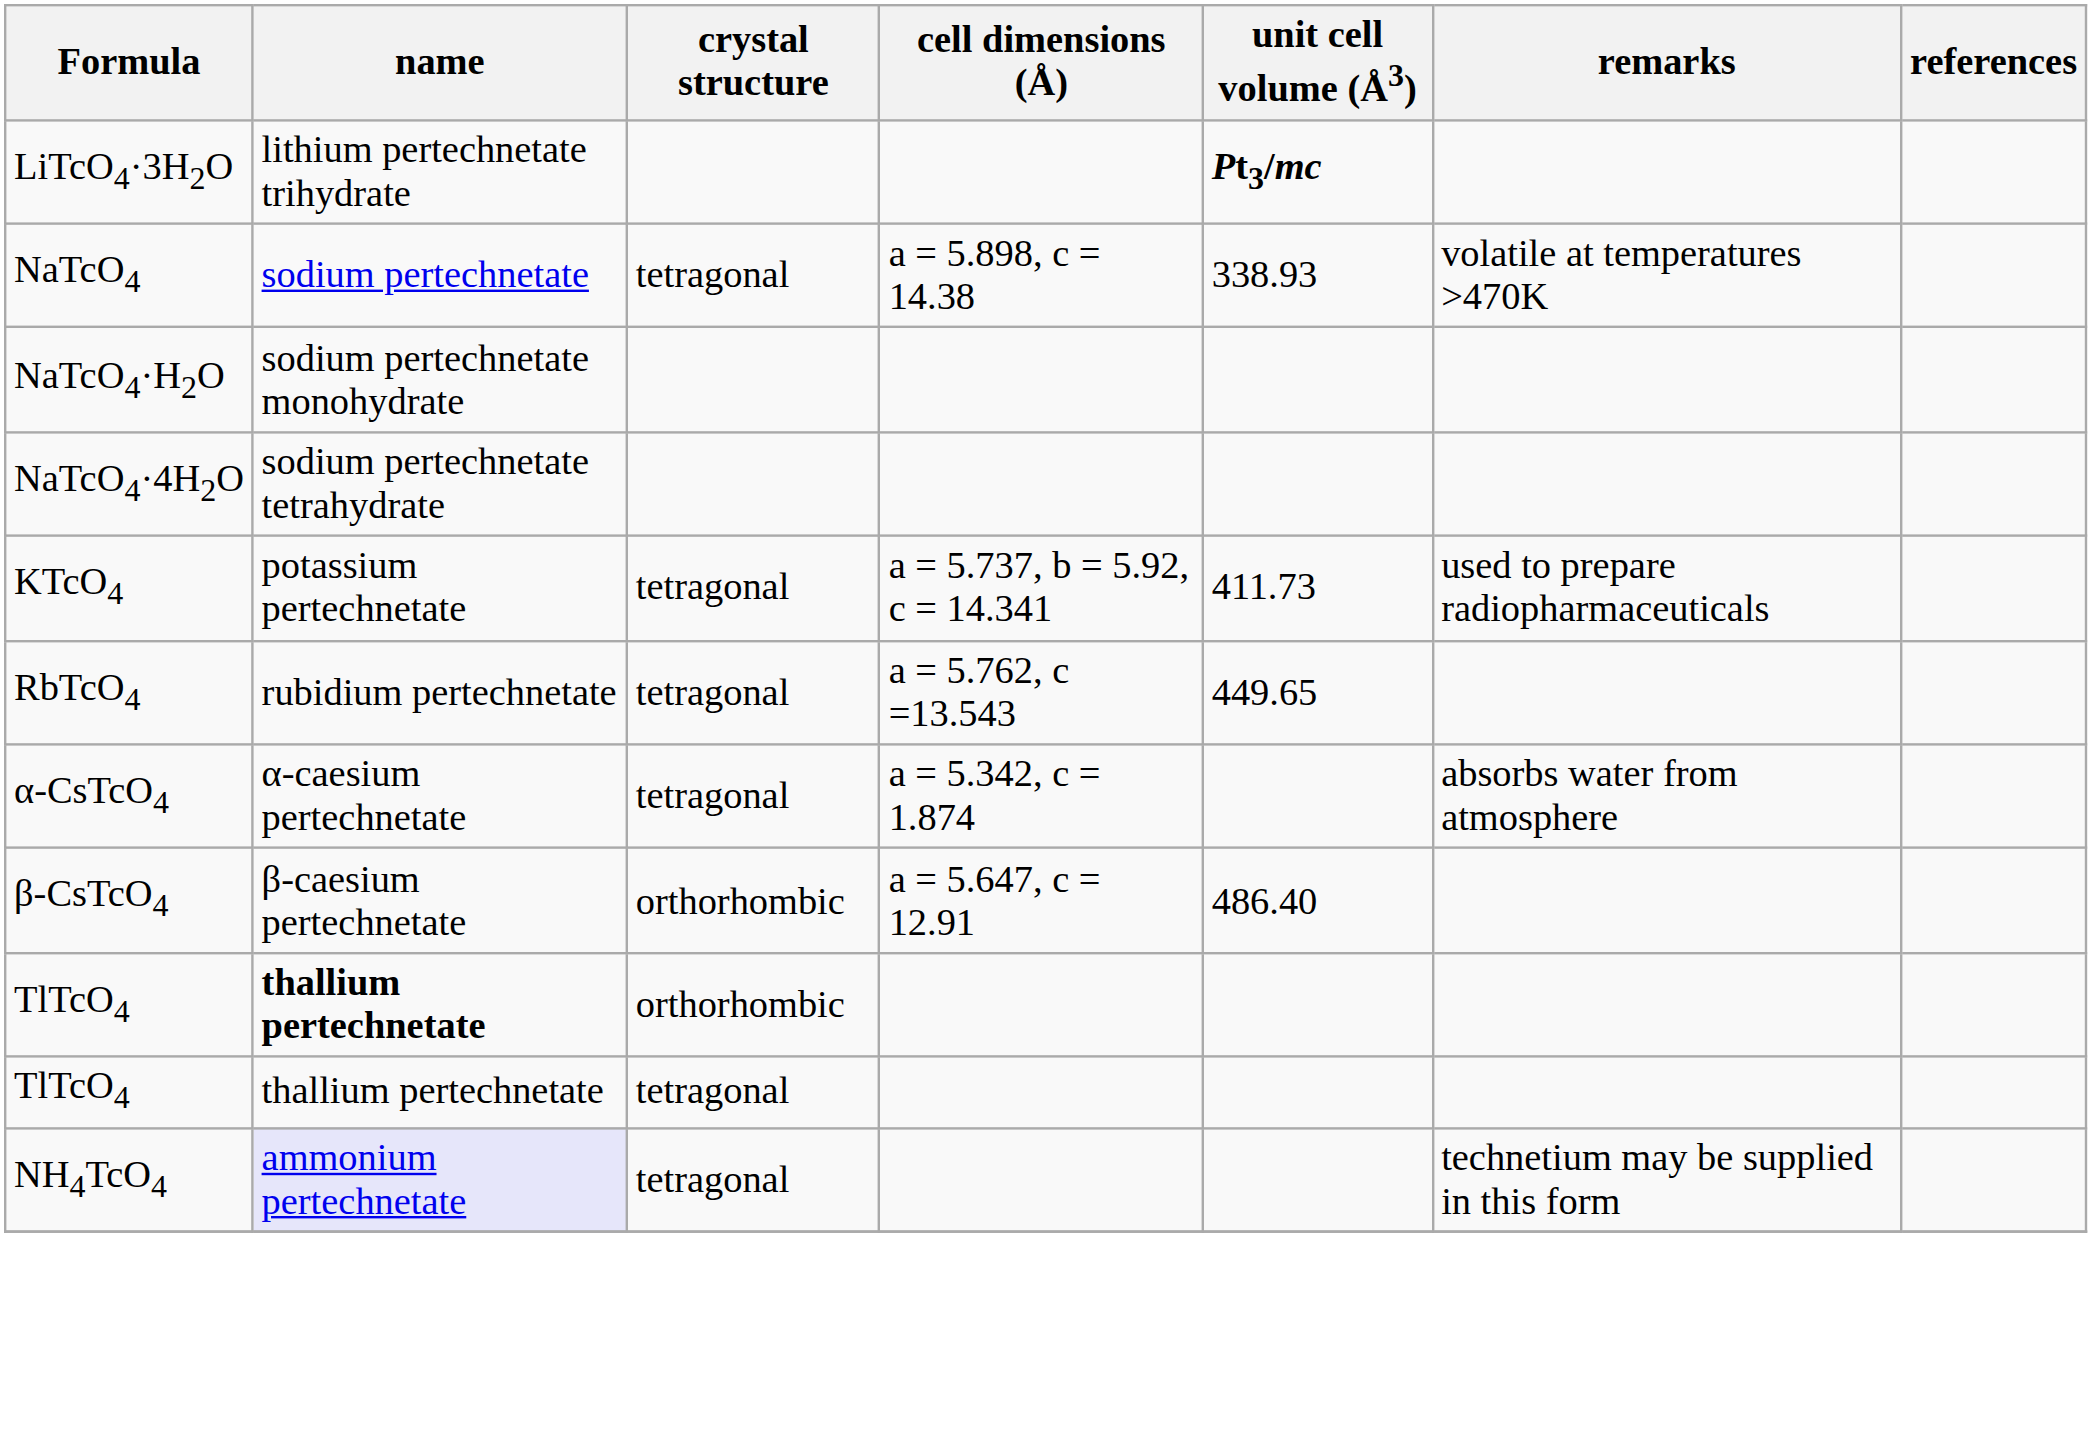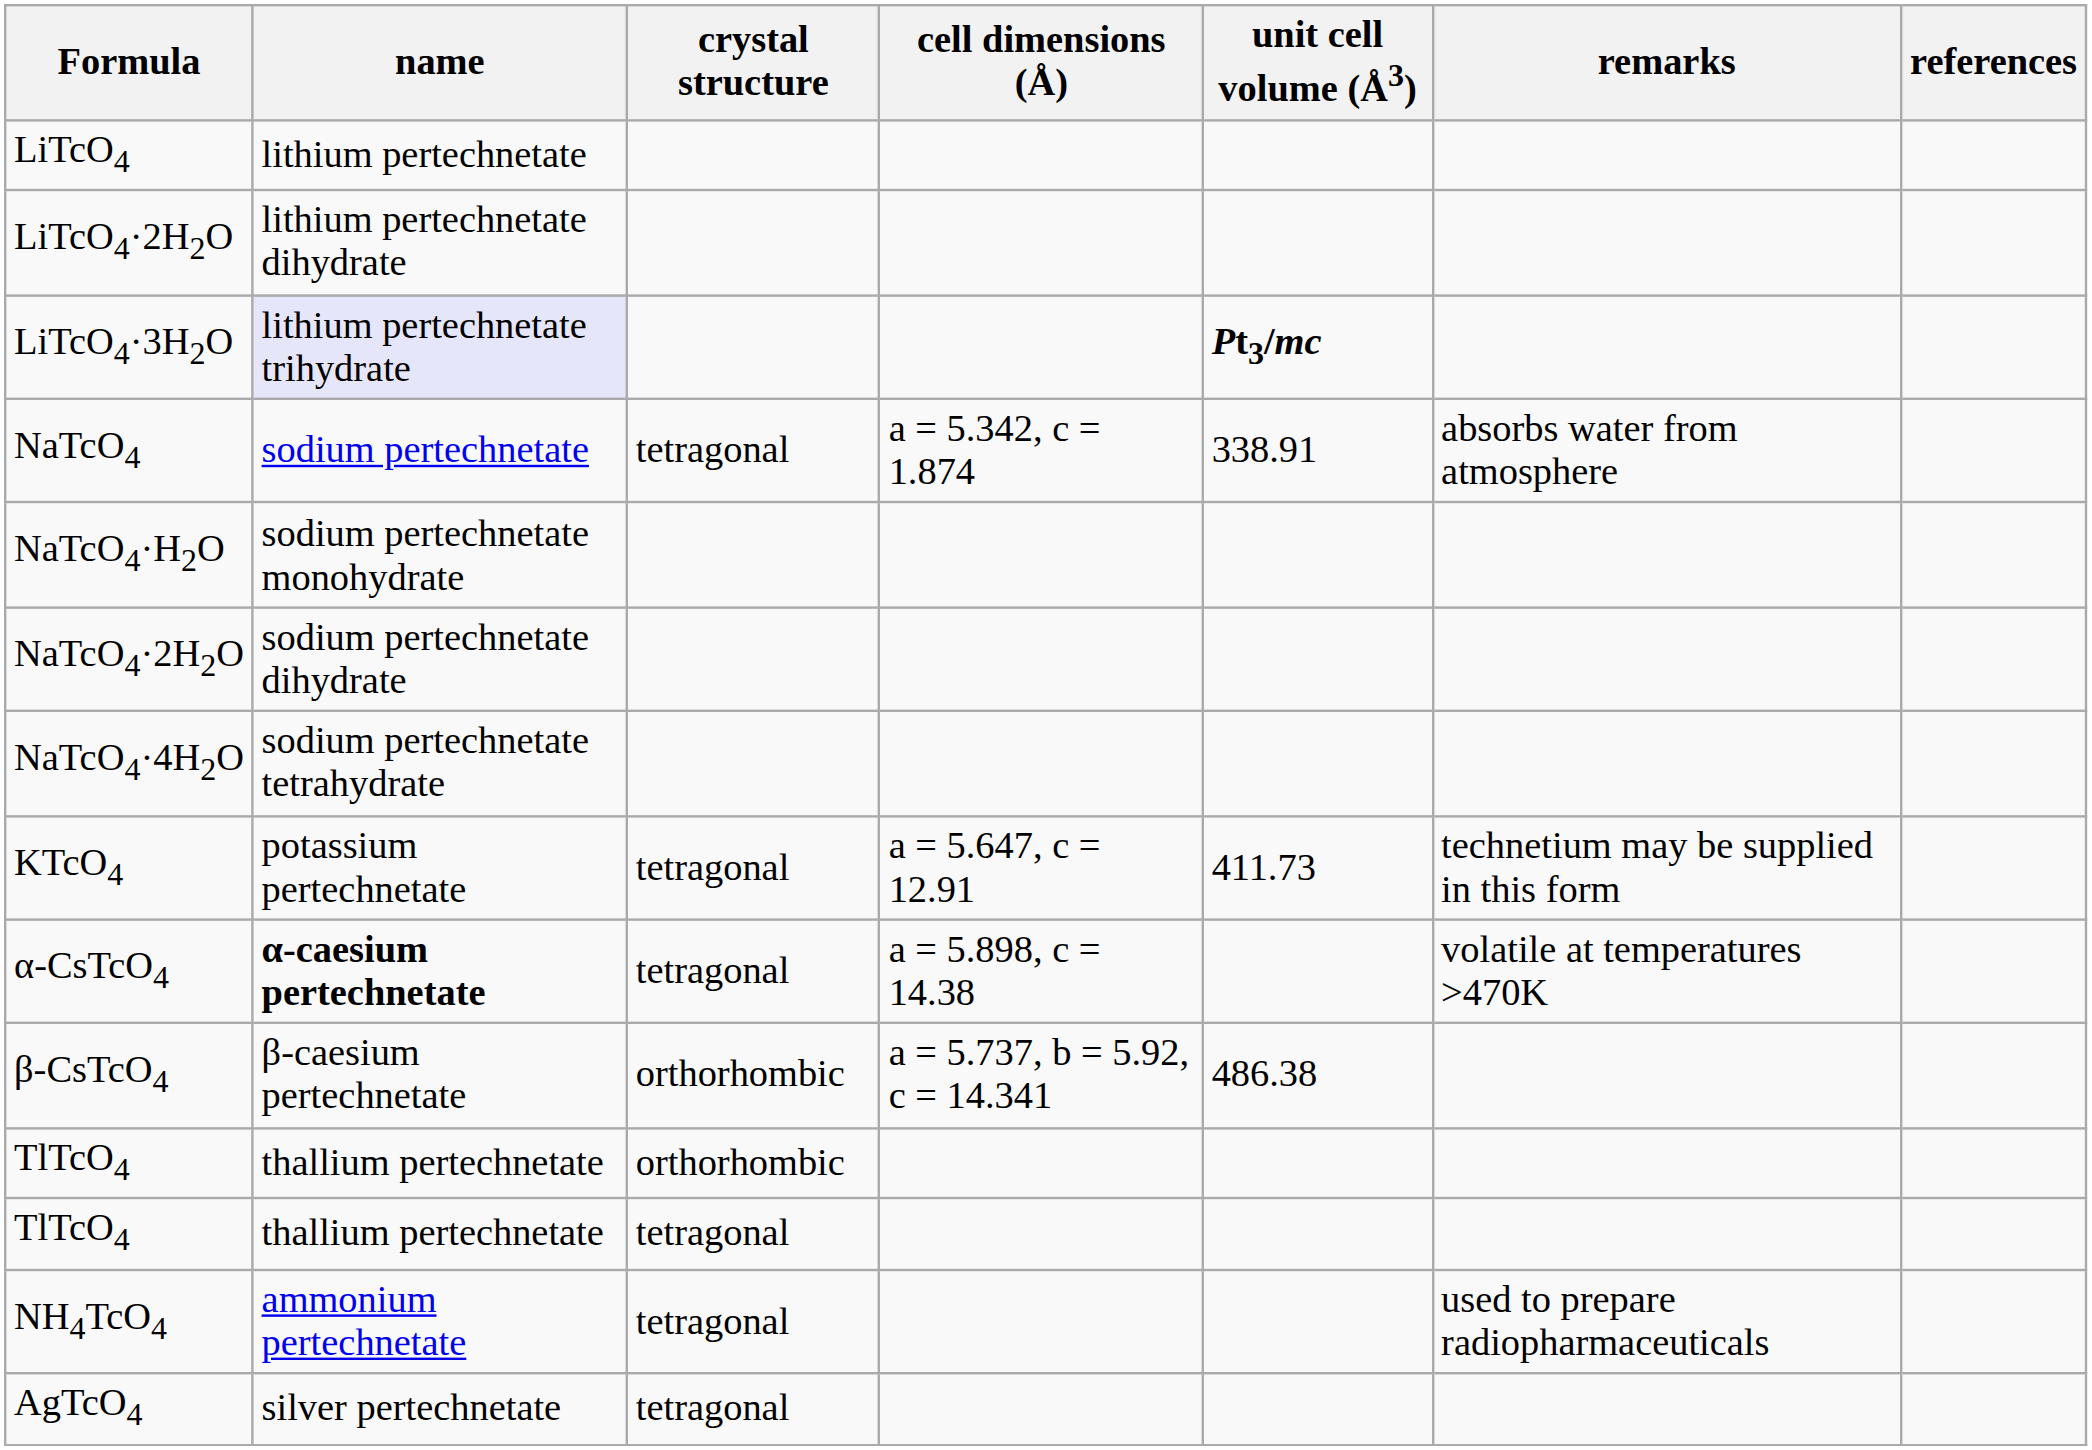+ row: (72, 154)
+ row: (124, 241)
(424, 171) no background -> (424, 346) lavender background
(995, 275) a = 5.898, c = 14.38 -> (995, 450) a = 5.342, c = 1.874
(1264, 275) 338.93 -> (1264, 450) 338.91
(1621, 275) volatile at temperatures >470K -> (1589, 450) absorbs water from atmosphere
+ row: (129, 658)
(1039, 587) a = 5.737, b = 5.92, c = 14.341 -> (995, 866) a = 5.647, c = 12.91
(1605, 587) used to prepare radiopharmaceuticals -> (1657, 866) technetium may be supplied in this form
- row: (77, 691)
(364, 795) normal -> (374, 970) bold
(995, 795) a = 5.342, c = 1.874 -> (995, 970) a = 5.898, c = 14.38
(1589, 795) absorbs water from atmosphere -> (1621, 970) volatile at temperatures >470K
(995, 899) a = 5.647, c = 12.91 -> (1039, 1074) a = 5.737, b = 5.92, c = 14.341
(1264, 899) 486.40 -> (1264, 1074) 486.38
(374, 1003) bold -> (433, 1162) normal
(364, 1178) lavender background -> (364, 1320) no background
(1657, 1178) technetium may be supplied in this form -> (1605, 1320) used to prepare radiopharmaceuticals
+ row: (78, 1408)
